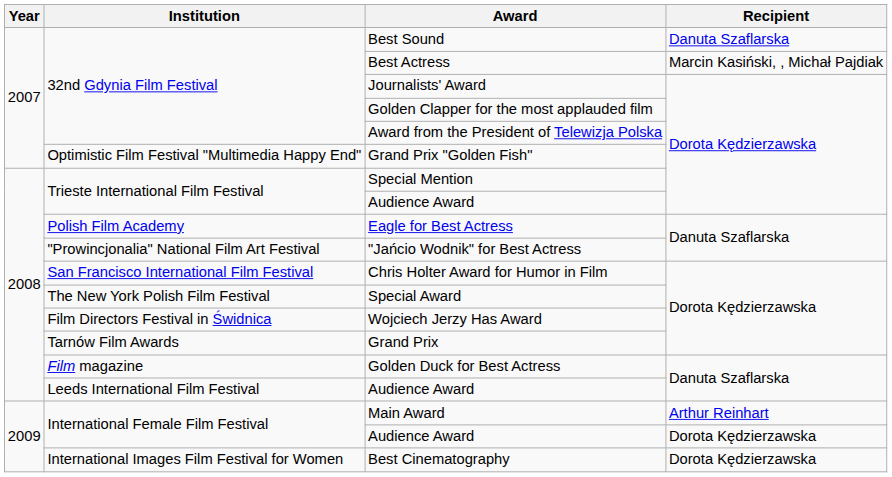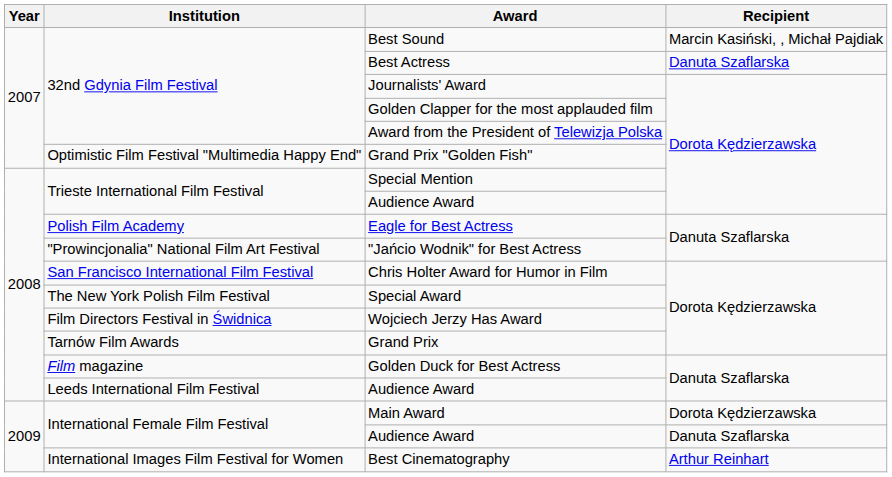(729, 39) Danuta Szaflarska -> (776, 39) Marcin Kasiński, , Michał Pajdiak
(776, 62) Marcin Kasiński, , Michał Pajdiak -> (729, 62) Danuta Szaflarska
(719, 413) Arthur Reinhart -> (743, 413) Dorota Kędzierzawska
(743, 436) Dorota Kędzierzawska -> (729, 436) Danuta Szaflarska
(743, 459) Dorota Kędzierzawska -> (719, 459) Arthur Reinhart
